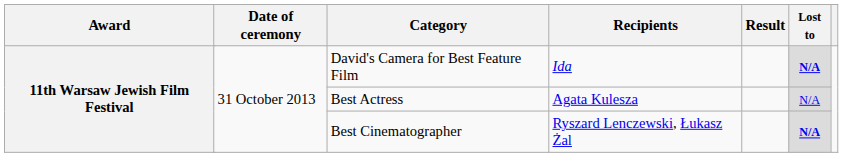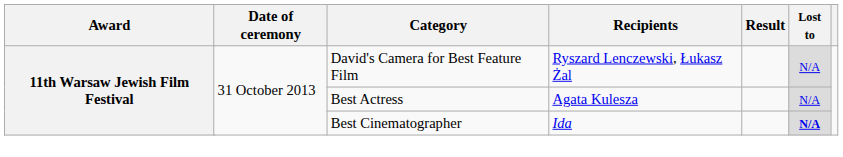(562, 66) Ida -> (637, 66) Ryszard Lenczewski, Łukasz Żal
(810, 66) bold -> (810, 68) normal
(637, 132) Ryszard Lenczewski, Łukasz Żal -> (562, 123) Ida
